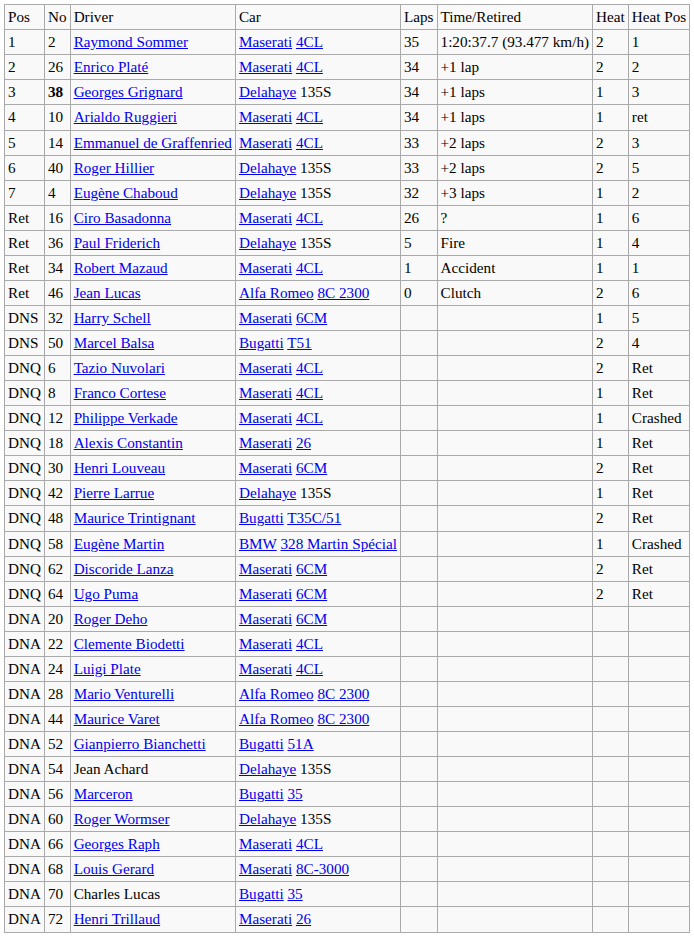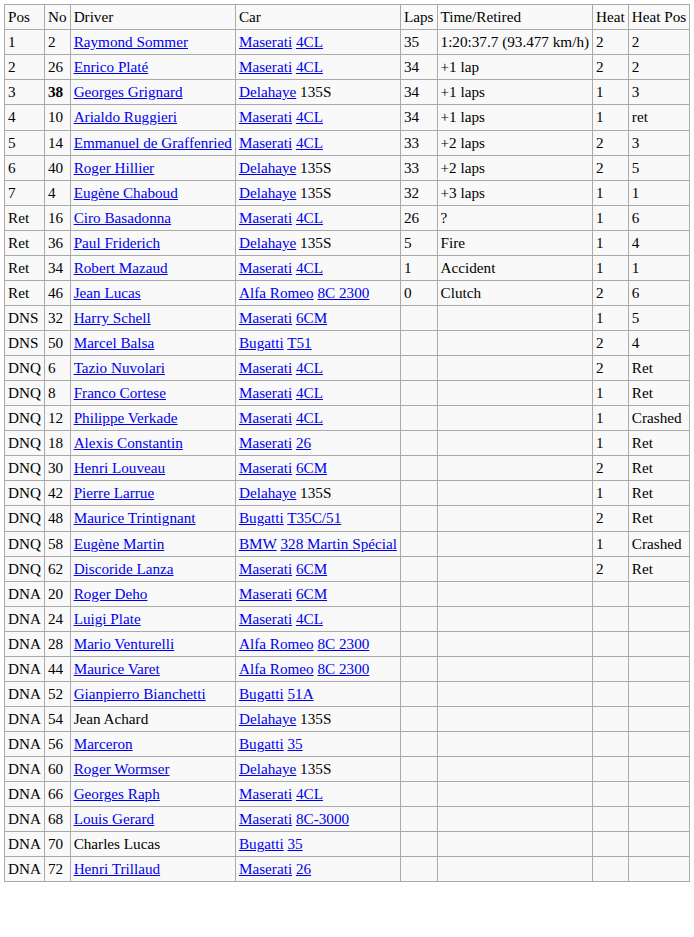(636, 42) 1 -> (636, 42) 2
(636, 192) 2 -> (636, 192) 1
- row: (106, 593)
- row: (129, 643)
